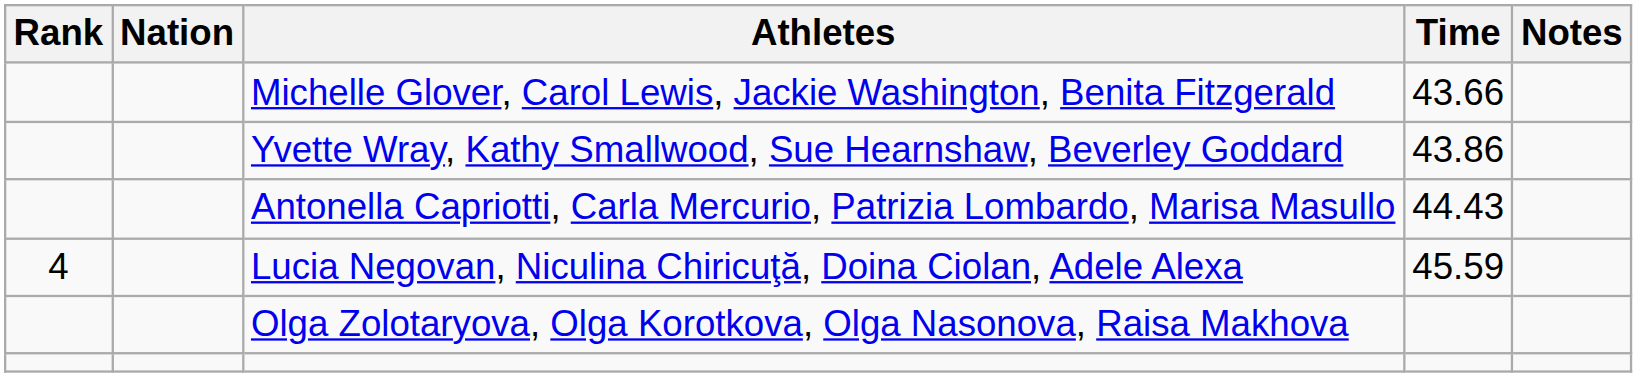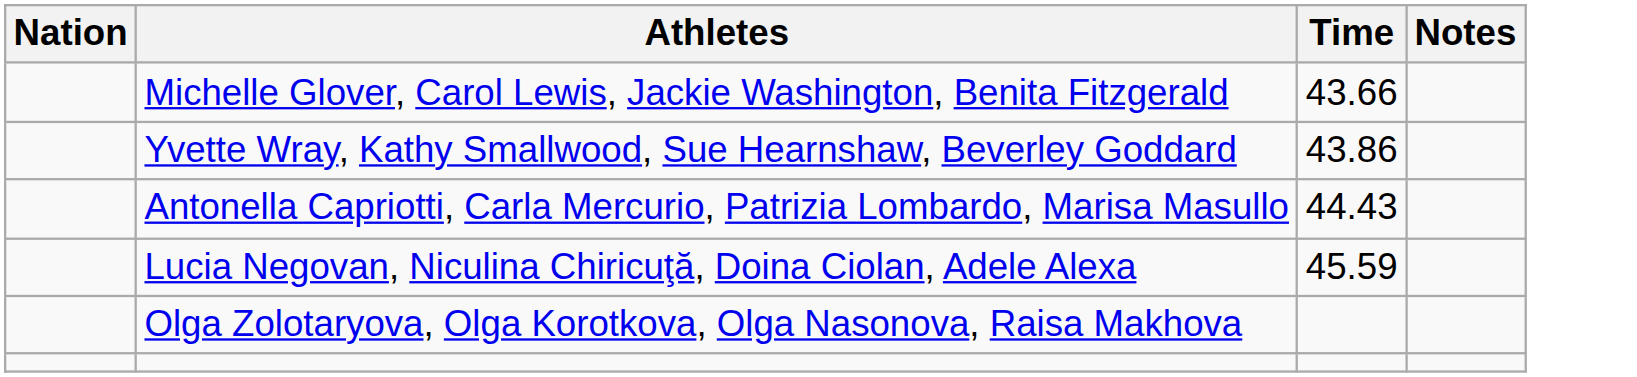- column: (58, 33)
